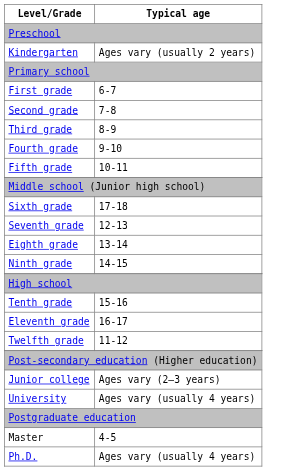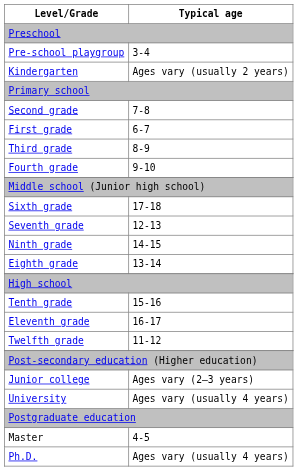+ row: (66, 52)
rows swapped: (40, 91) <-> (43, 110)
- row: (40, 168)
rows swapped: (43, 245) <-> (40, 264)
